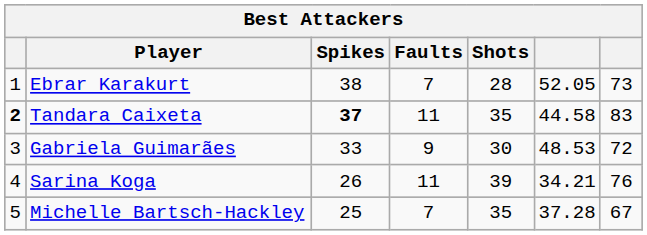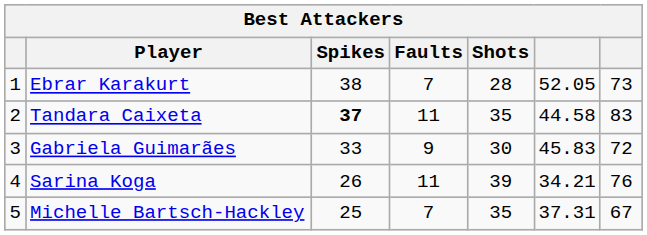(15, 117) bold -> (15, 117) normal
(567, 149) 48.53 -> (567, 149) 45.83
(567, 213) 37.28 -> (567, 213) 37.31
